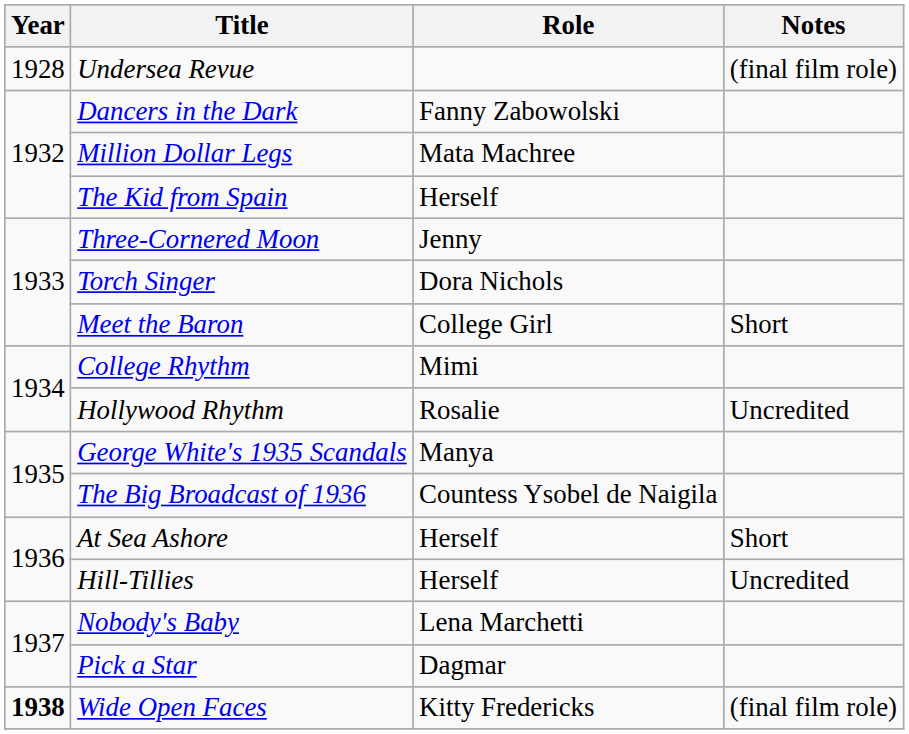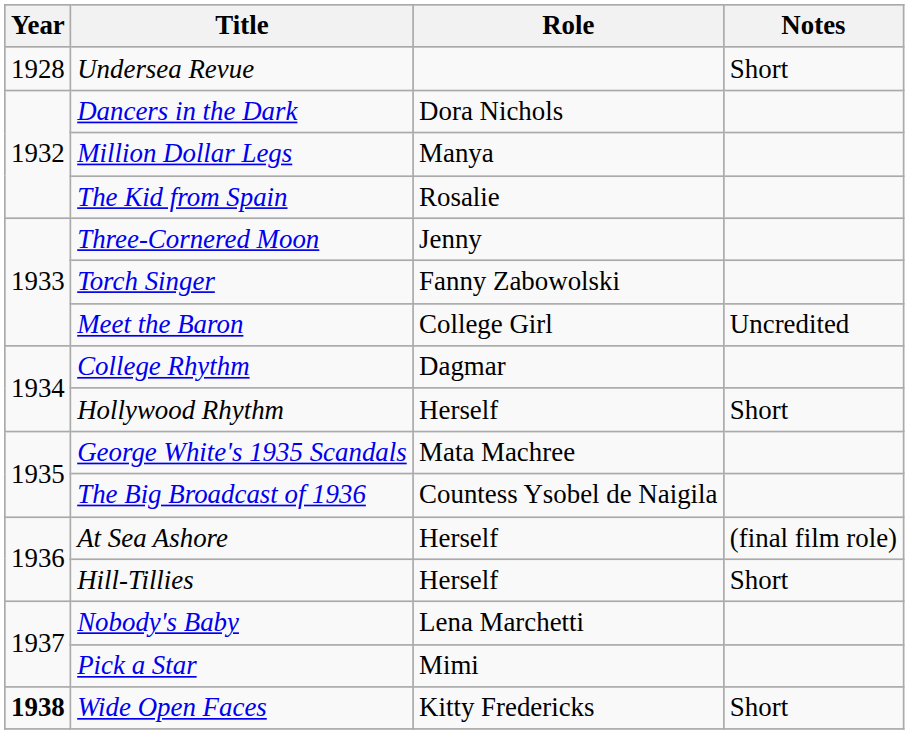(813, 68) (final film role) -> (759, 68) Short
(520, 111) Fanny Zabowolski -> (491, 111) Dora Nichols
(497, 153) Mata Machree -> (456, 153) Manya
(459, 196) Herself -> (459, 196) Rosalie
(491, 281) Dora Nichols -> (520, 281) Fanny Zabowolski
(759, 324) Short -> (790, 324) Uncredited
(449, 366) Mimi -> (462, 366) Dagmar
(459, 409) Rosalie -> (459, 409) Herself
(790, 409) Uncredited -> (759, 409) Short
(456, 452) Manya -> (497, 452) Mata Machree
(759, 537) Short -> (813, 537) (final film role)
(790, 580) Uncredited -> (759, 580) Short
(462, 665) Dagmar -> (449, 665) Mimi
(813, 707) (final film role) -> (759, 707) Short
